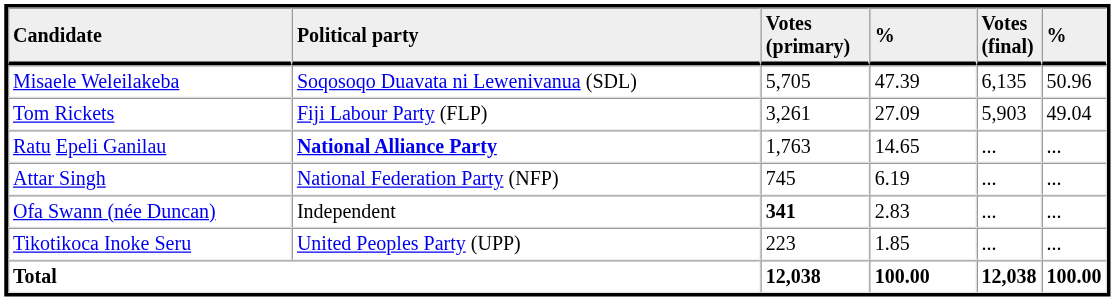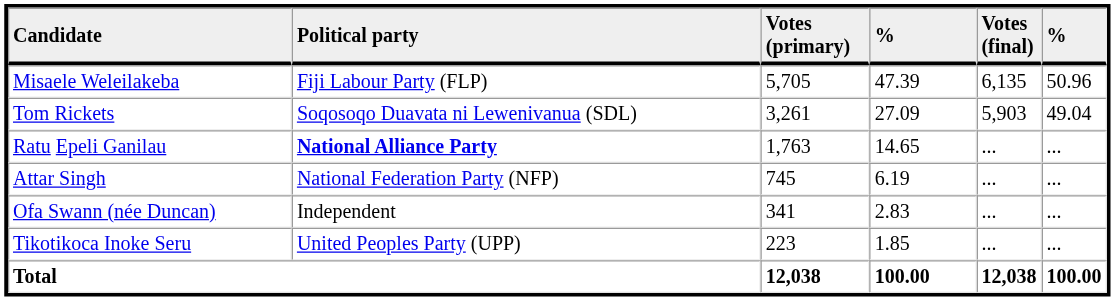(467, 81) Soqosoqo Duavata ni Lewenivanua (SDL) -> (392, 81) Fiji Labour Party (FLP)
(392, 113) Fiji Labour Party (FLP) -> (467, 113) Soqosoqo Duavata ni Lewenivanua (SDL)
(781, 211) bold -> (781, 211) normal
